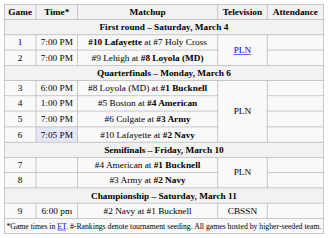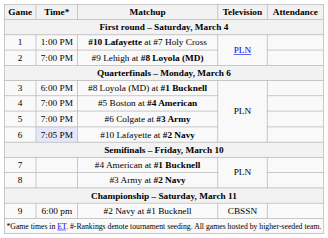(57, 42) 7:00 PM -> (57, 42) 1:00 PM
(57, 104) 1:00 PM -> (57, 104) 7:00 PM
